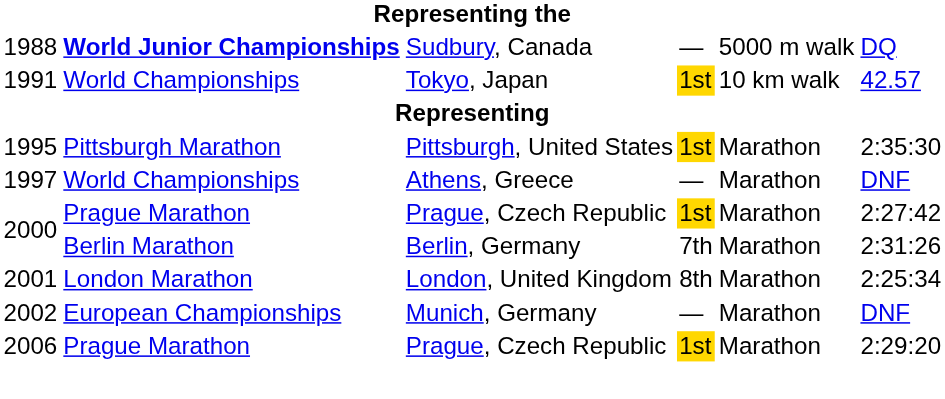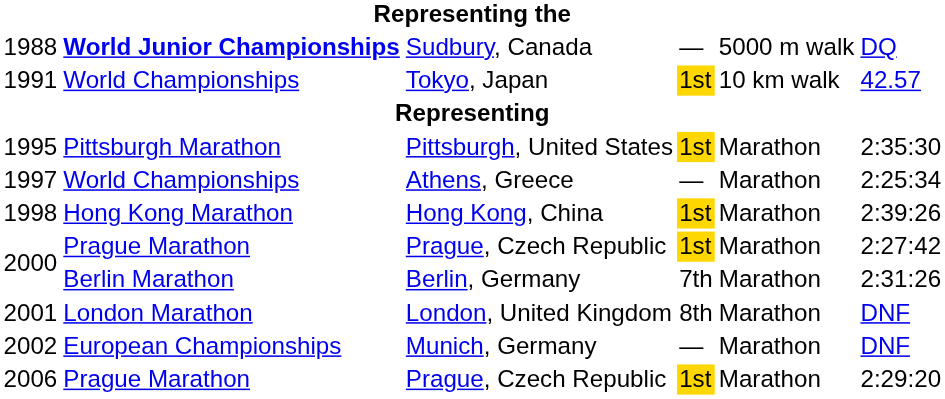(885, 179) DNF -> (901, 179) 2:25:34
+ row: (30, 213)
(901, 279) 2:25:34 -> (885, 312) DNF
